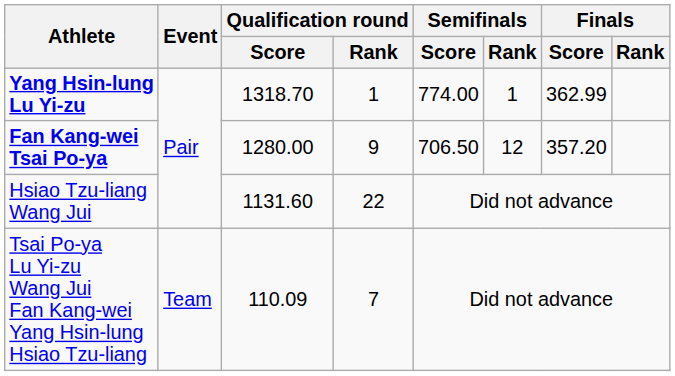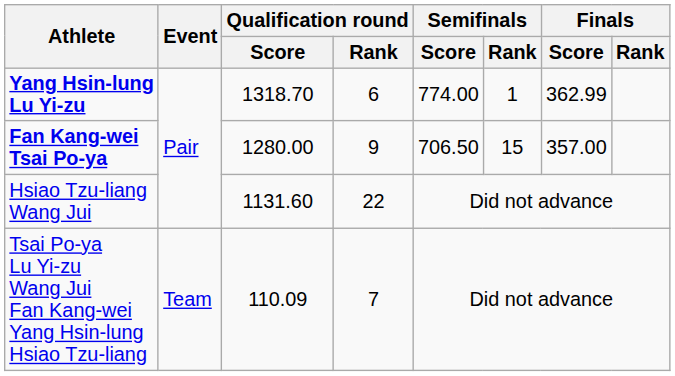(373, 95) 1 -> (373, 95) 6
(512, 148) 12 -> (512, 148) 15
(576, 148) 357.20 -> (576, 148) 357.00
